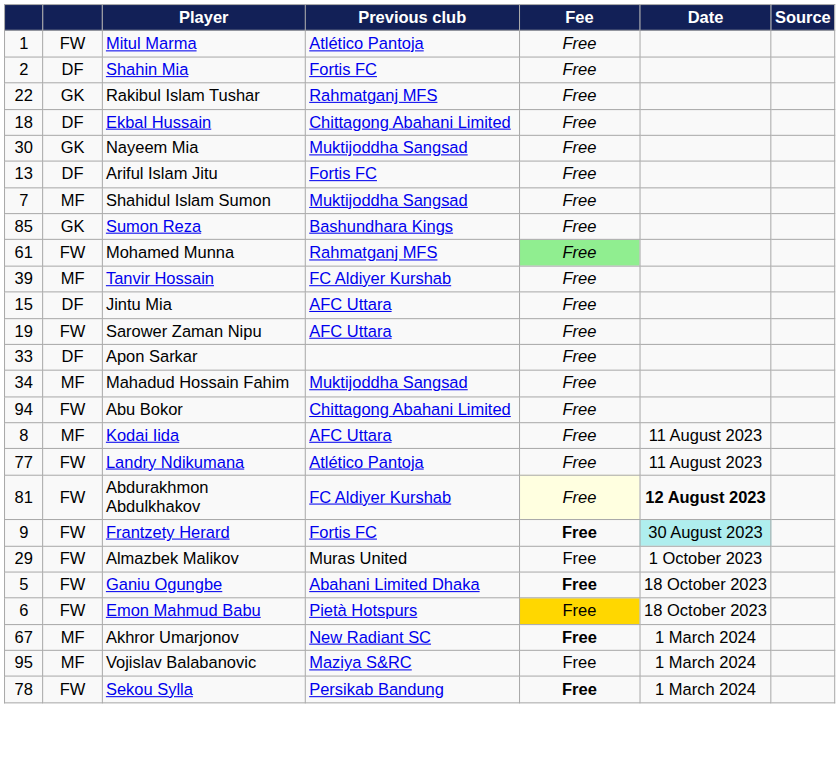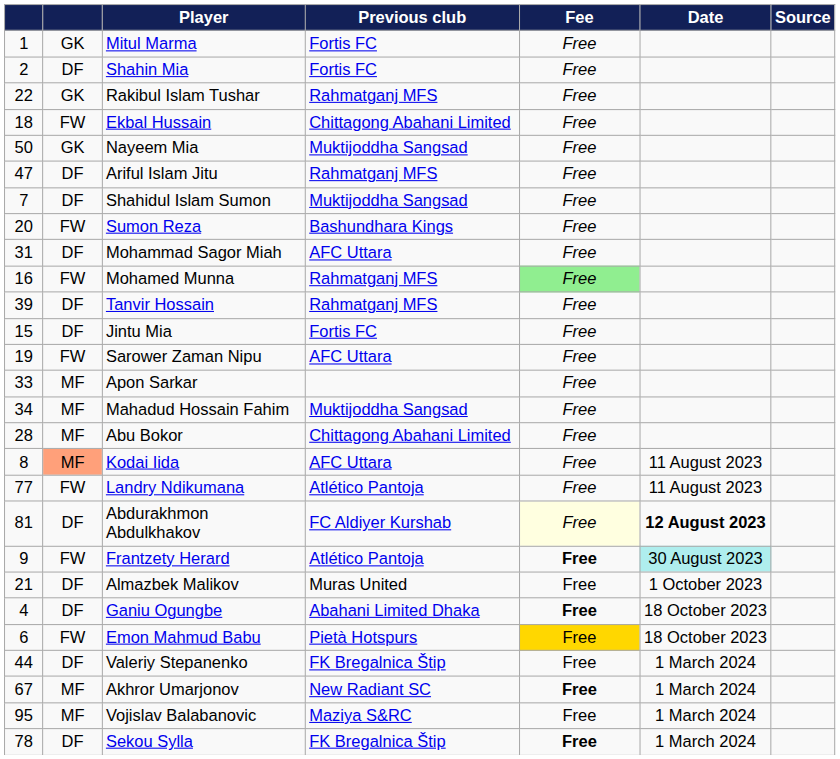(73, 43) FW -> (73, 43) GK
(366, 43) Atlético Pantoja -> (343, 43) Fortis FC
(73, 122) DF -> (73, 122) FW
(24, 148) 30 -> (24, 148) 50
(24, 174) 13 -> (24, 174) 47
(343, 174) Fortis FC -> (373, 174) Rahmatganj MFS
(73, 200) MF -> (73, 200) DF
(24, 226) 85 -> (24, 226) 20
(73, 226) GK -> (73, 226) FW
+ row: (194, 252)
(24, 252) 61 -> (24, 278) 16
(73, 278) MF -> (73, 305) DF
(380, 278) FC Aldiyer Kurshab -> (373, 305) Rahmatganj MFS
(350, 305) AFC Uttara -> (343, 331) Fortis FC
(73, 357) DF -> (73, 383) MF
(24, 409) 94 -> (24, 435) 28
(73, 409) FW -> (73, 435) MF
(73, 435) no background -> (73, 461) lightsalmon background
(73, 497) FW -> (73, 523) DF
(343, 532) Fortis FC -> (366, 558) Atlético Pantoja
(24, 558) 29 -> (24, 584) 21
(73, 558) FW -> (73, 584) DF
(24, 584) 5 -> (24, 611) 4
(73, 584) FW -> (73, 611) DF
+ row: (177, 663)
(73, 689) FW -> (73, 741) DF
(377, 689) Persikab Bandung -> (377, 741) FK Bregalnica Štip
